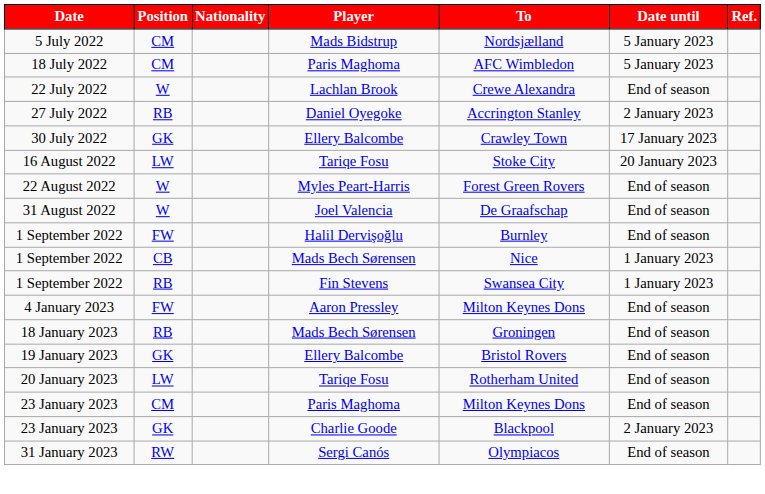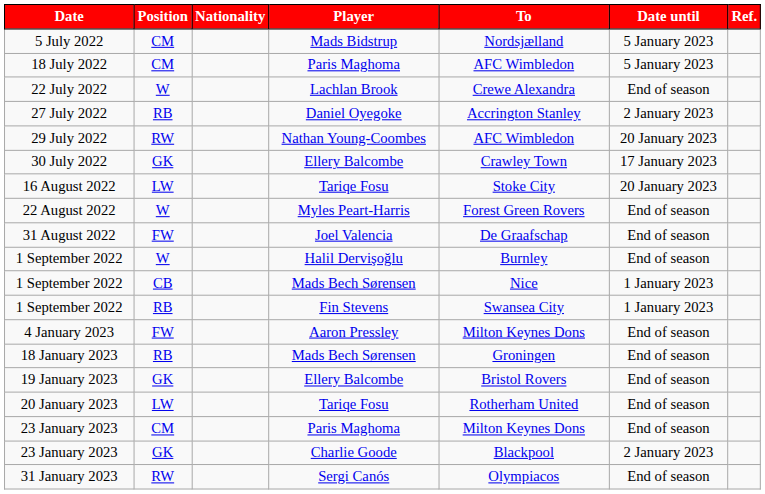+ row: (69, 138)
(163, 210) W -> (163, 235) FW
(163, 235) FW -> (163, 259) W
